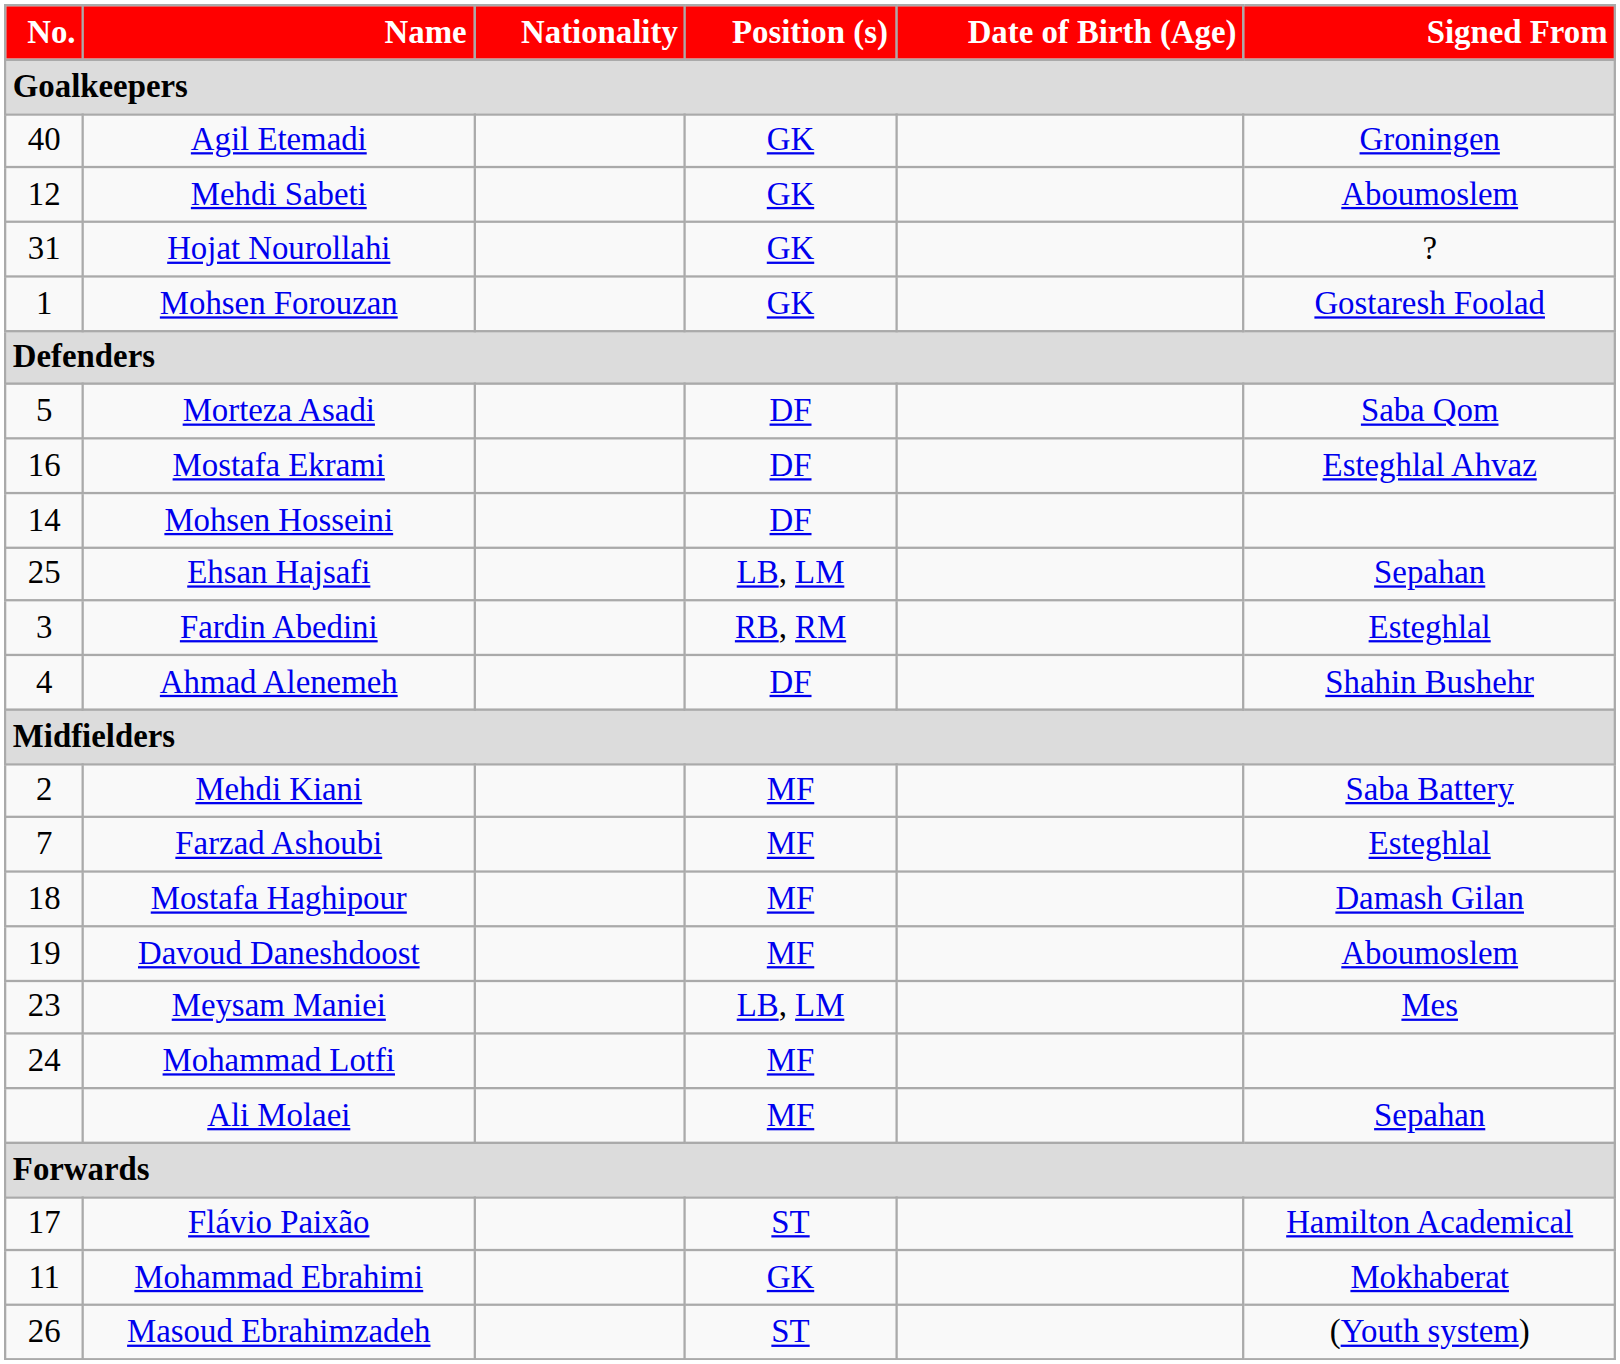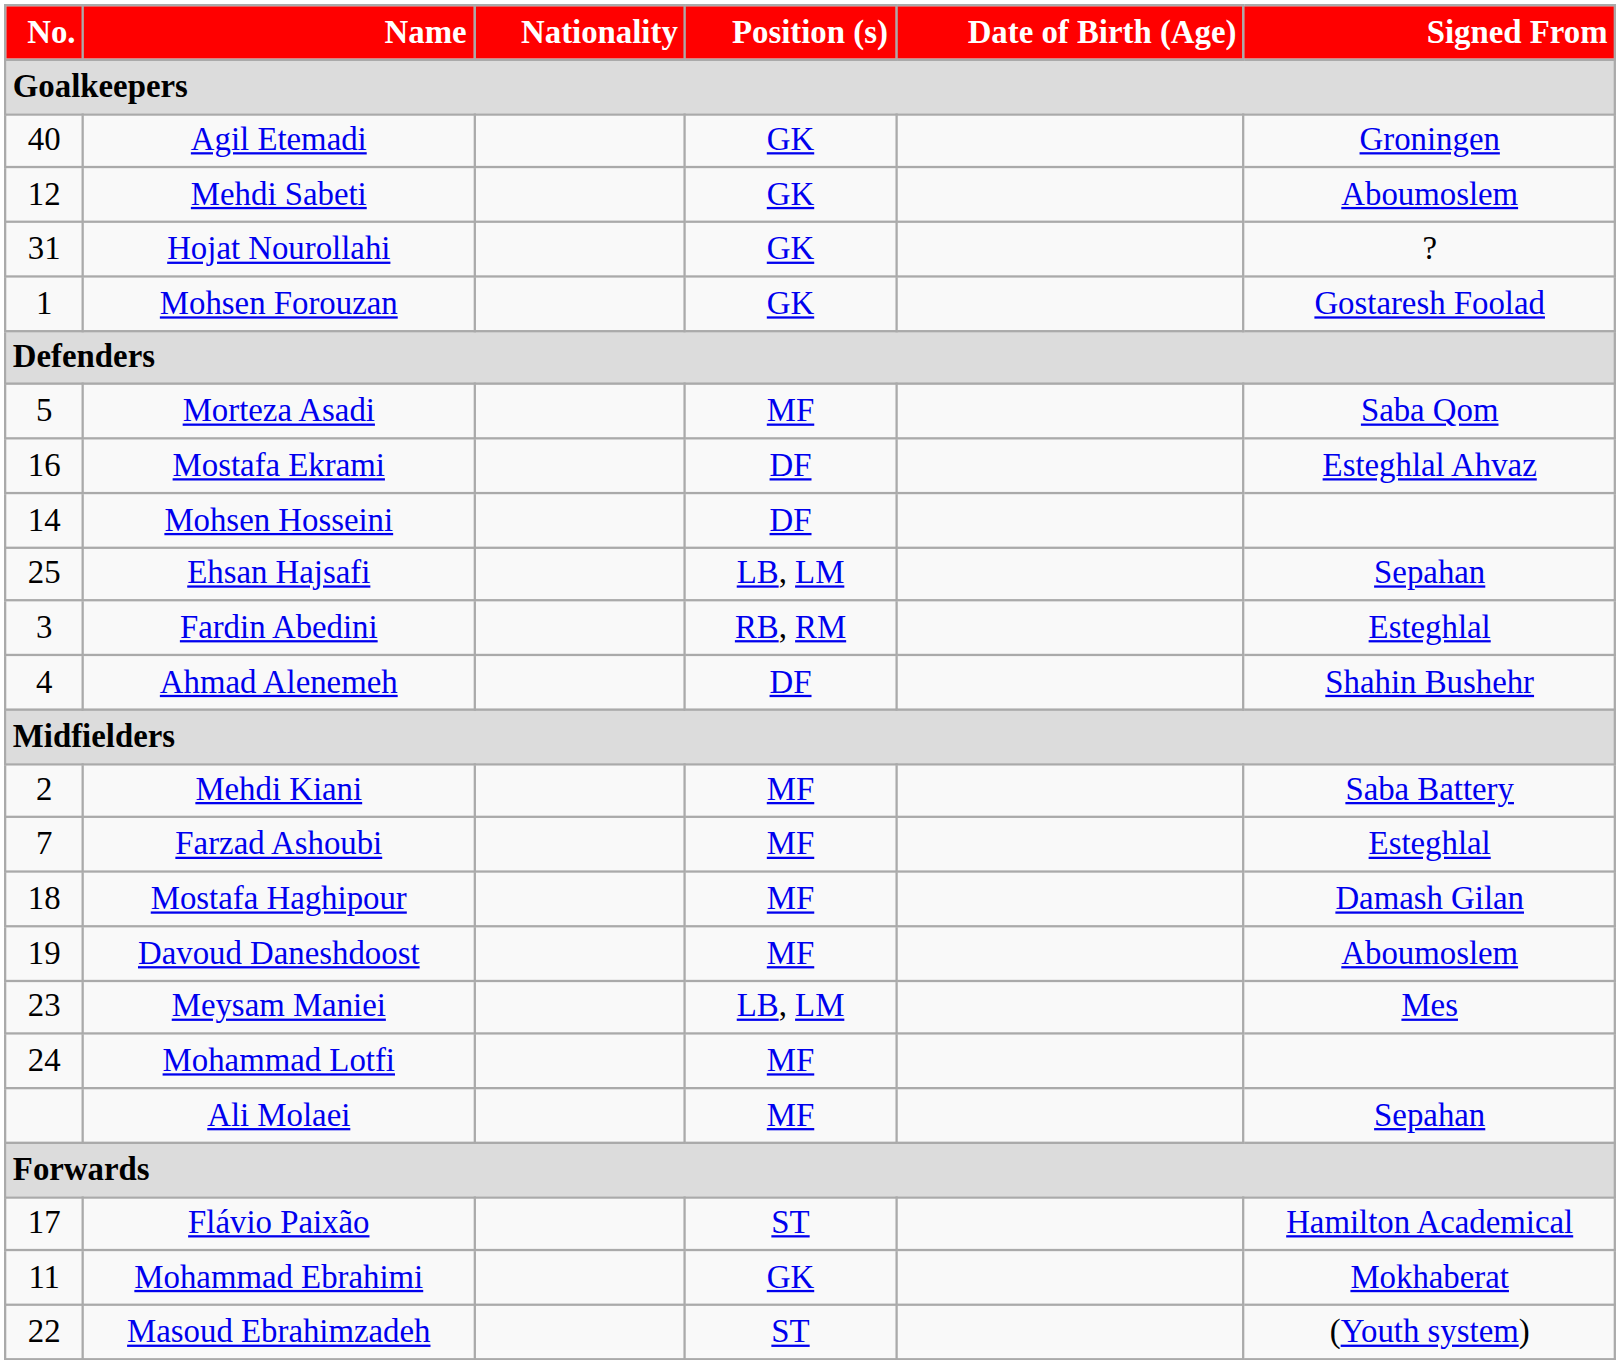(791, 411) DF -> (791, 411) MF
(44, 1331) 26 -> (44, 1331) 22
